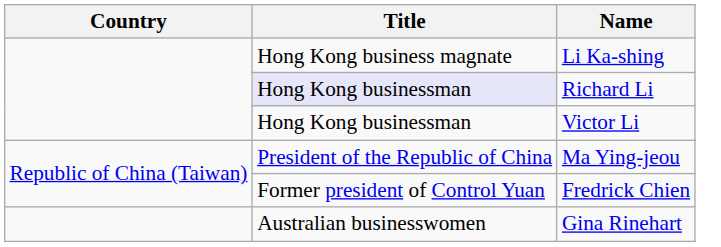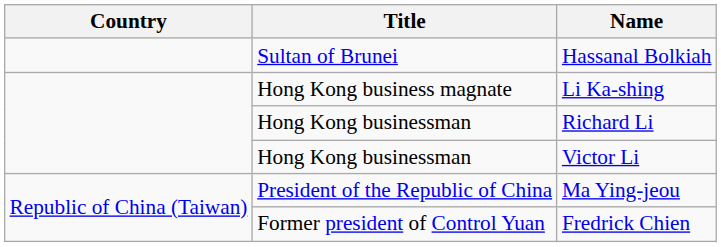+ row: (637, 55)
(364, 88) lavender background -> (364, 122) no background
- row: (622, 223)
